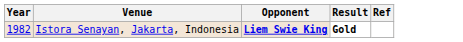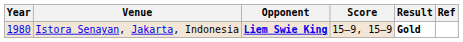+ column: (362, 12)
(19, 29) 1982 -> (19, 29) 1980
